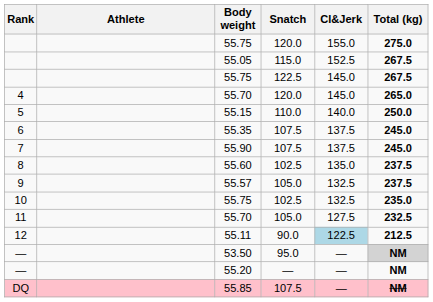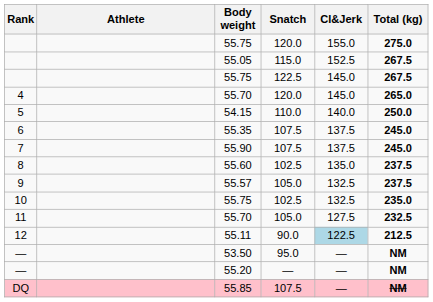(238, 113) 55.15 -> (238, 113) 54.15
(398, 253) lightgrey background -> (398, 253) no background
